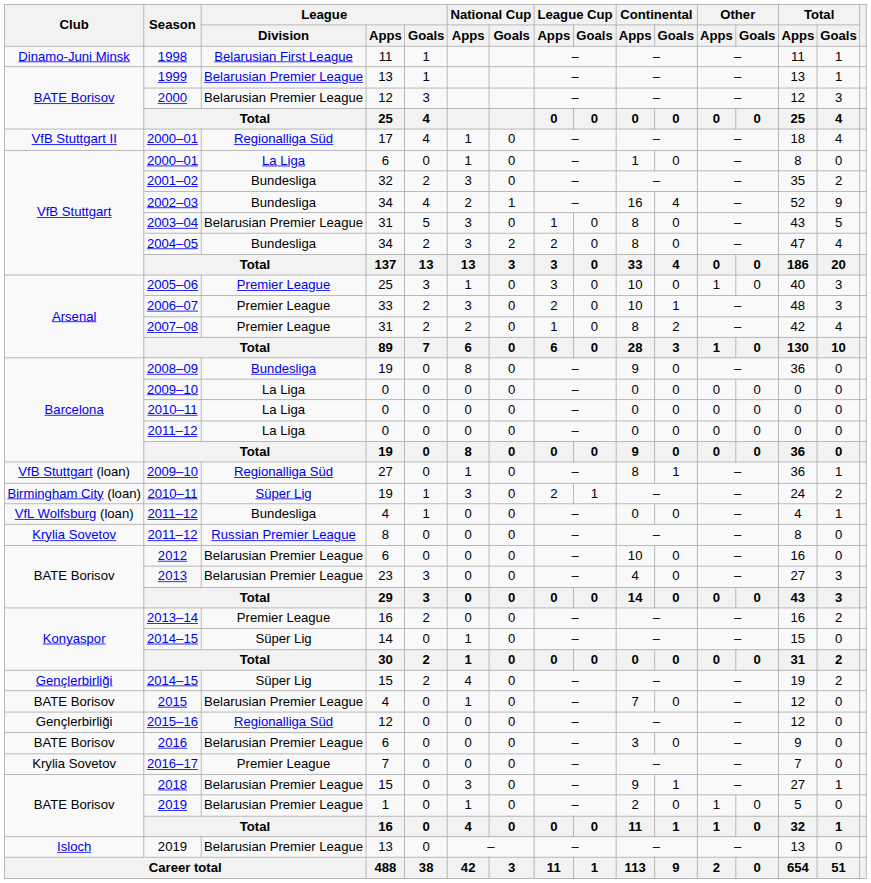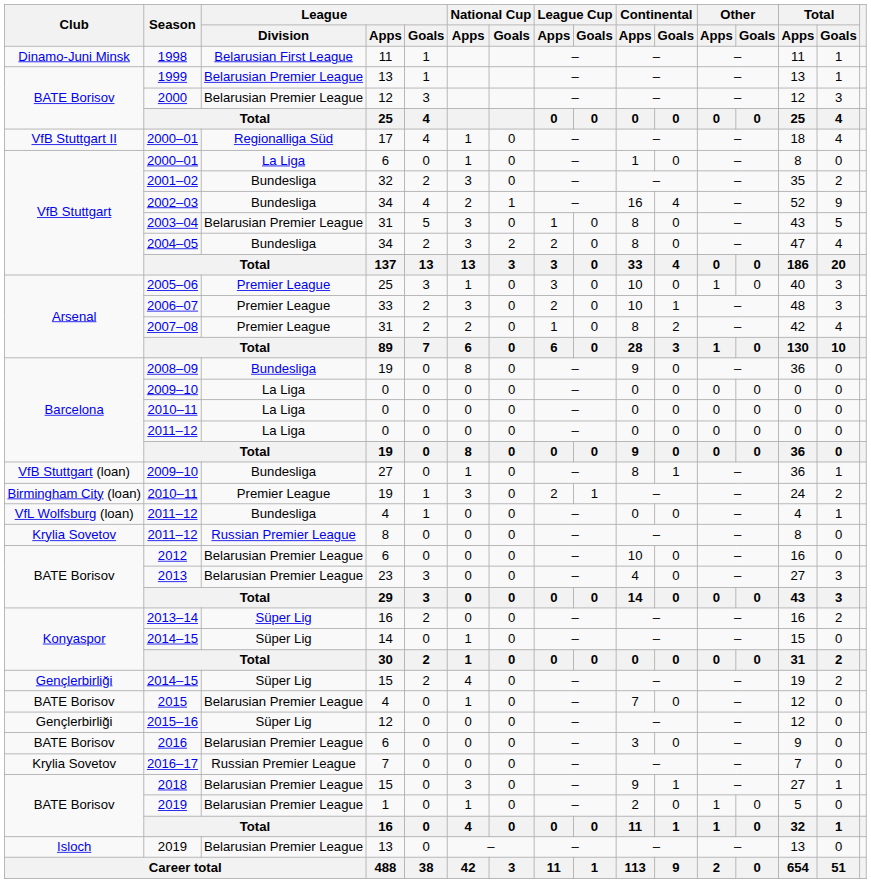(284, 472) Regionalliga Süd -> (284, 472) Bundesliga
(284, 493) Süper Lig -> (284, 493) Premier League
(284, 618) Premier League -> (284, 618) Süper Lig
(284, 722) Regionalliga Süd -> (284, 722) Süper Lig
(284, 763) Premier League -> (284, 763) Russian Premier League
